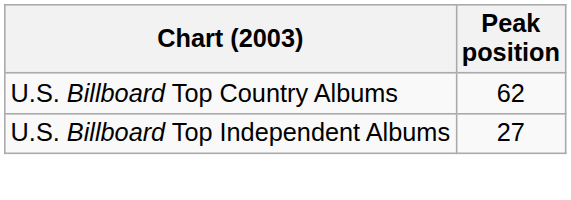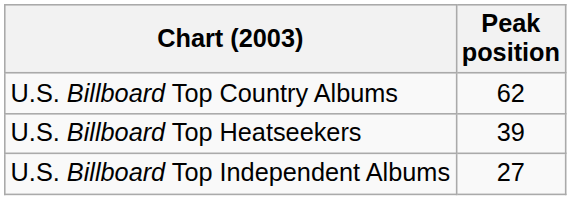+ row: (186, 133)
